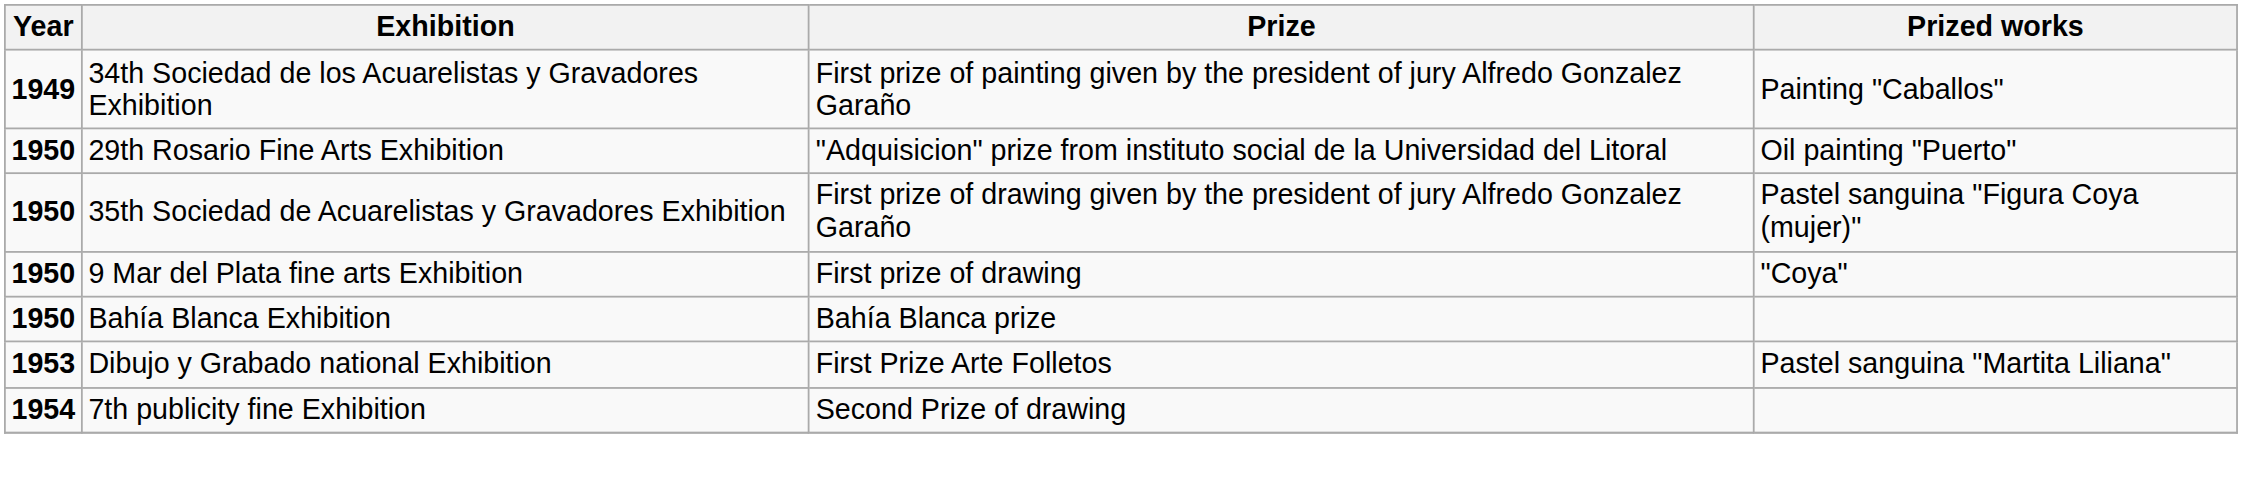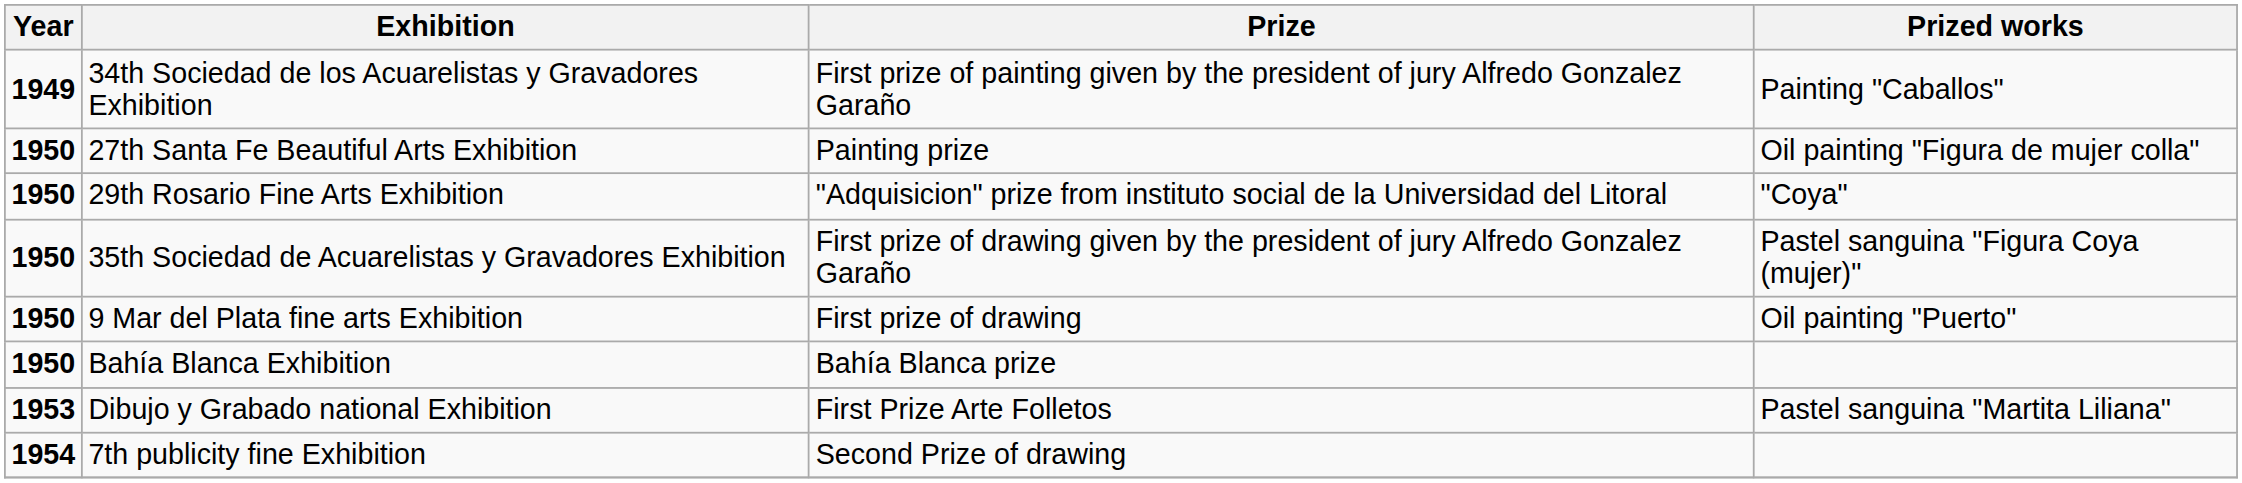+ row: (333, 150)
(1888, 150) Oil painting "Puerto" -> (1804, 195) "Coya"
(1804, 273) "Coya" -> (1888, 318) Oil painting "Puerto"
